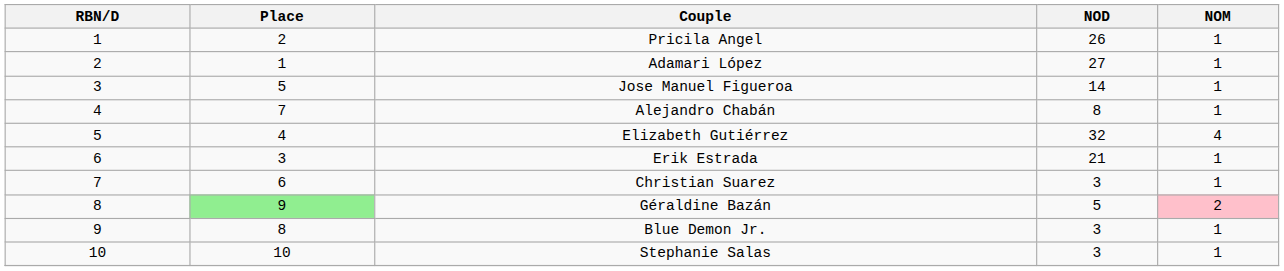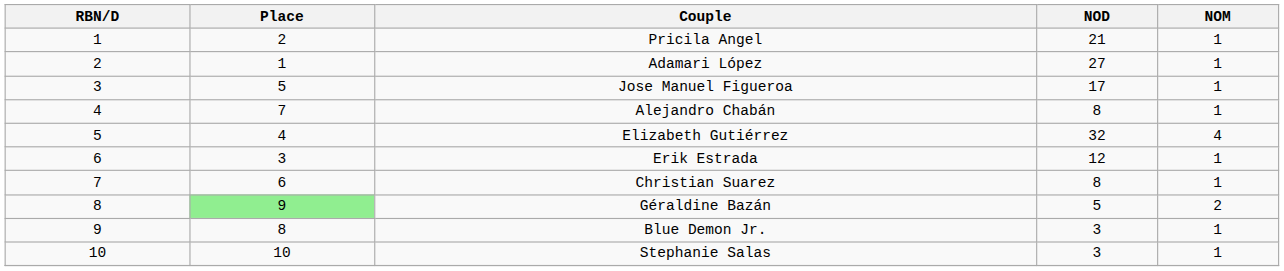(1097, 40) 26 -> (1097, 40) 21
(1097, 88) 14 -> (1097, 88) 17
(1097, 159) 21 -> (1097, 159) 12
(1097, 183) 3 -> (1097, 183) 8
(1218, 206) pink background -> (1218, 206) no background
